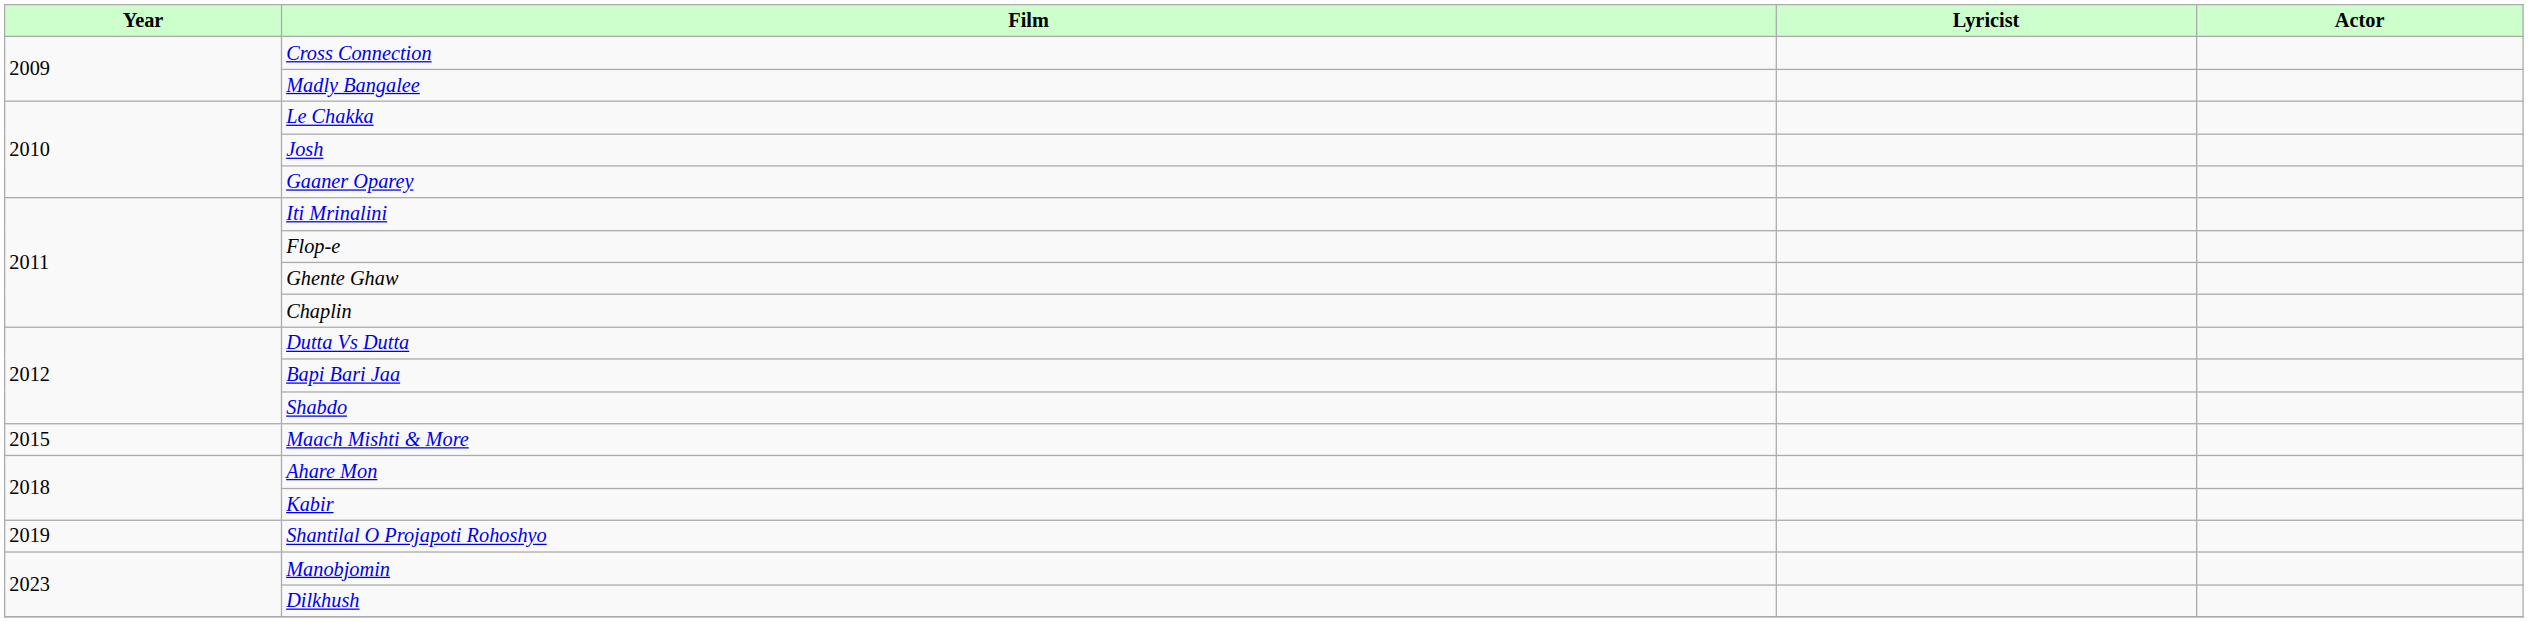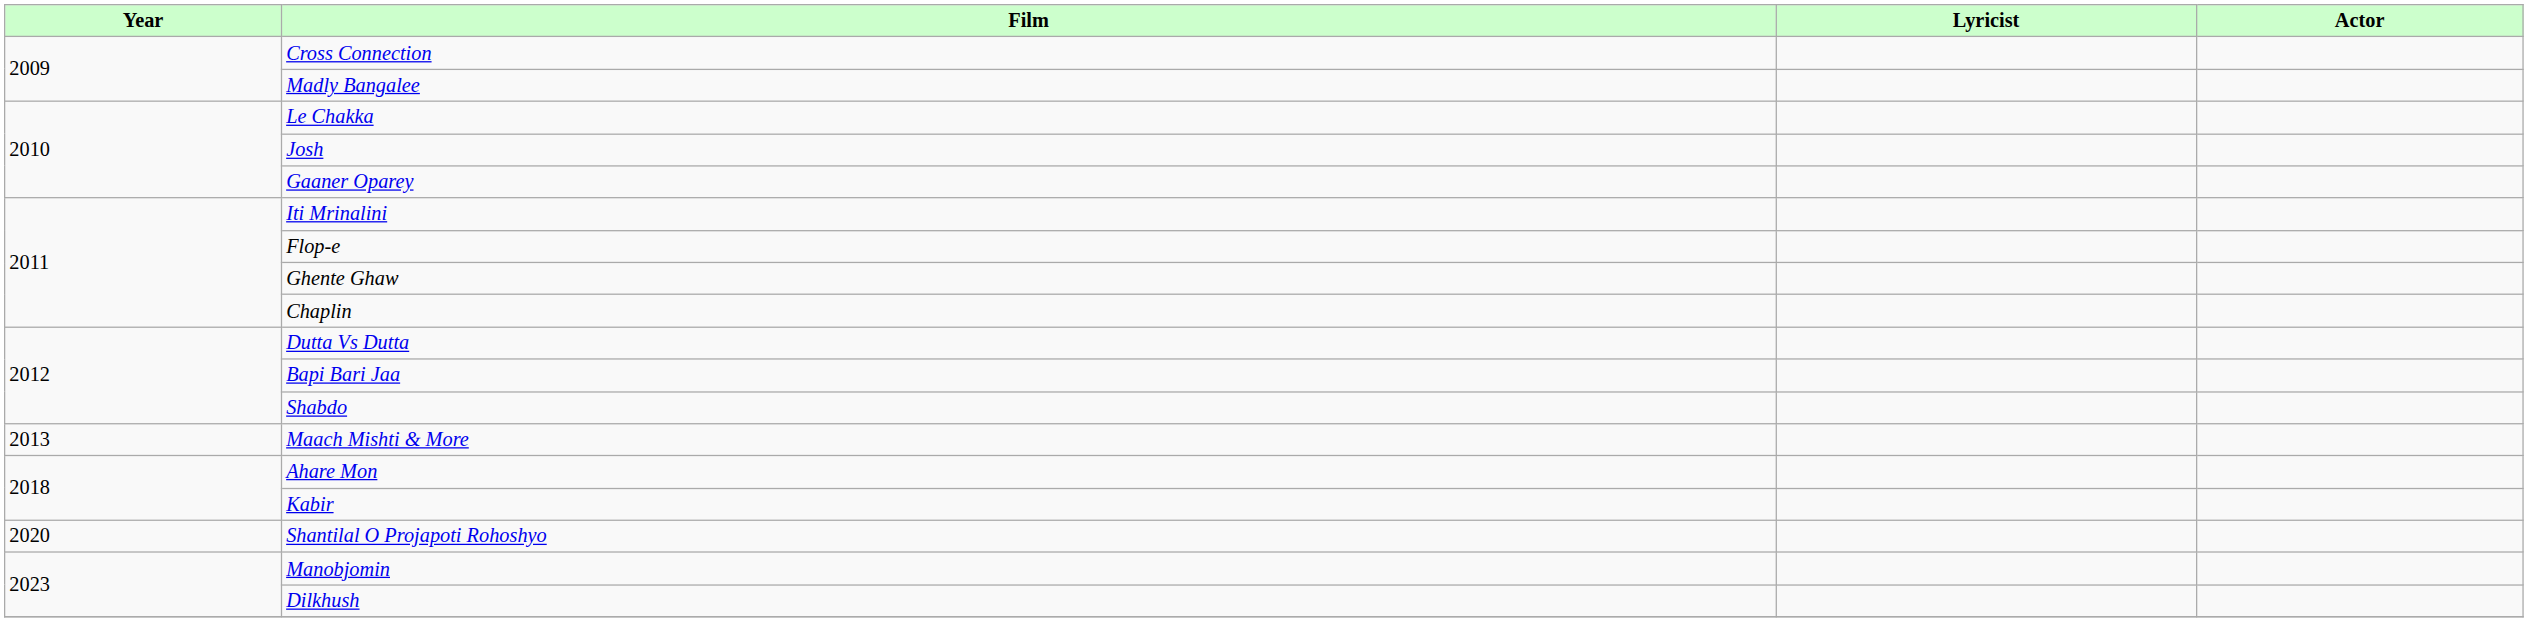(30, 439) 2015 -> (30, 439) 2013
(30, 536) 2019 -> (30, 536) 2020
